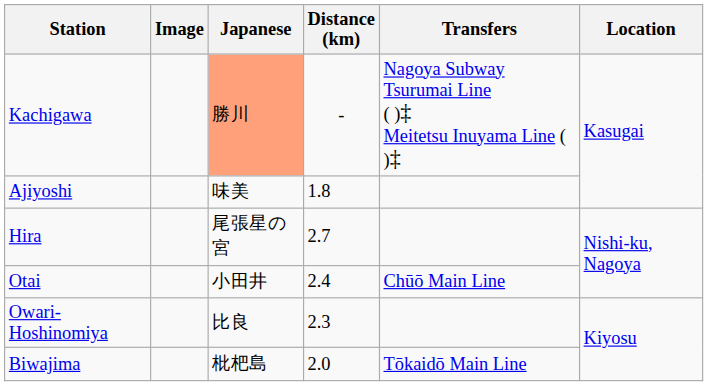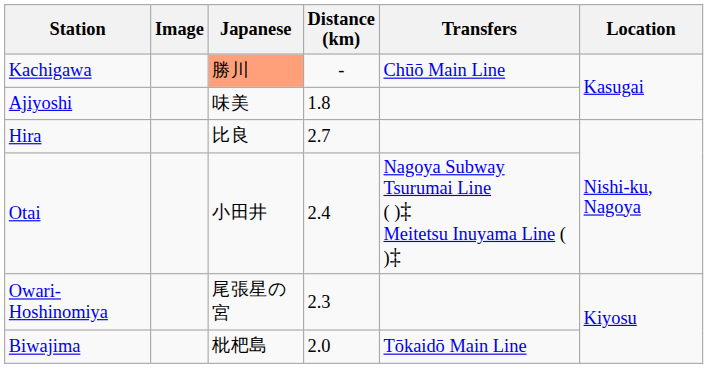(475, 114) Nagoya Subway Tsurumai Line ( )‡ Meitetsu Inuyama Line ( )‡ -> (444, 70) Chūō Main Line
(249, 236) 尾張星の宮 -> (231, 135) 比良
(444, 281) Chūō Main Line -> (475, 212) Nagoya Subway Tsurumai Line ( )‡ Meitetsu Inuyama Line ( )‡
(231, 321) 比良 -> (249, 301) 尾張星の宮
